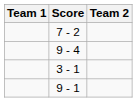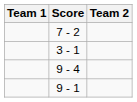rows swapped: (68, 69) <-> (68, 50)
